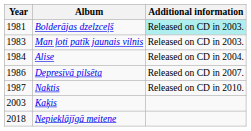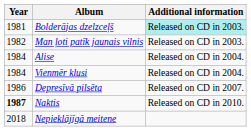(16, 42) 1983 -> (16, 42) 1982
+ row: (61, 73)
(16, 88) normal -> (16, 103) bold
- row: (46, 103)
